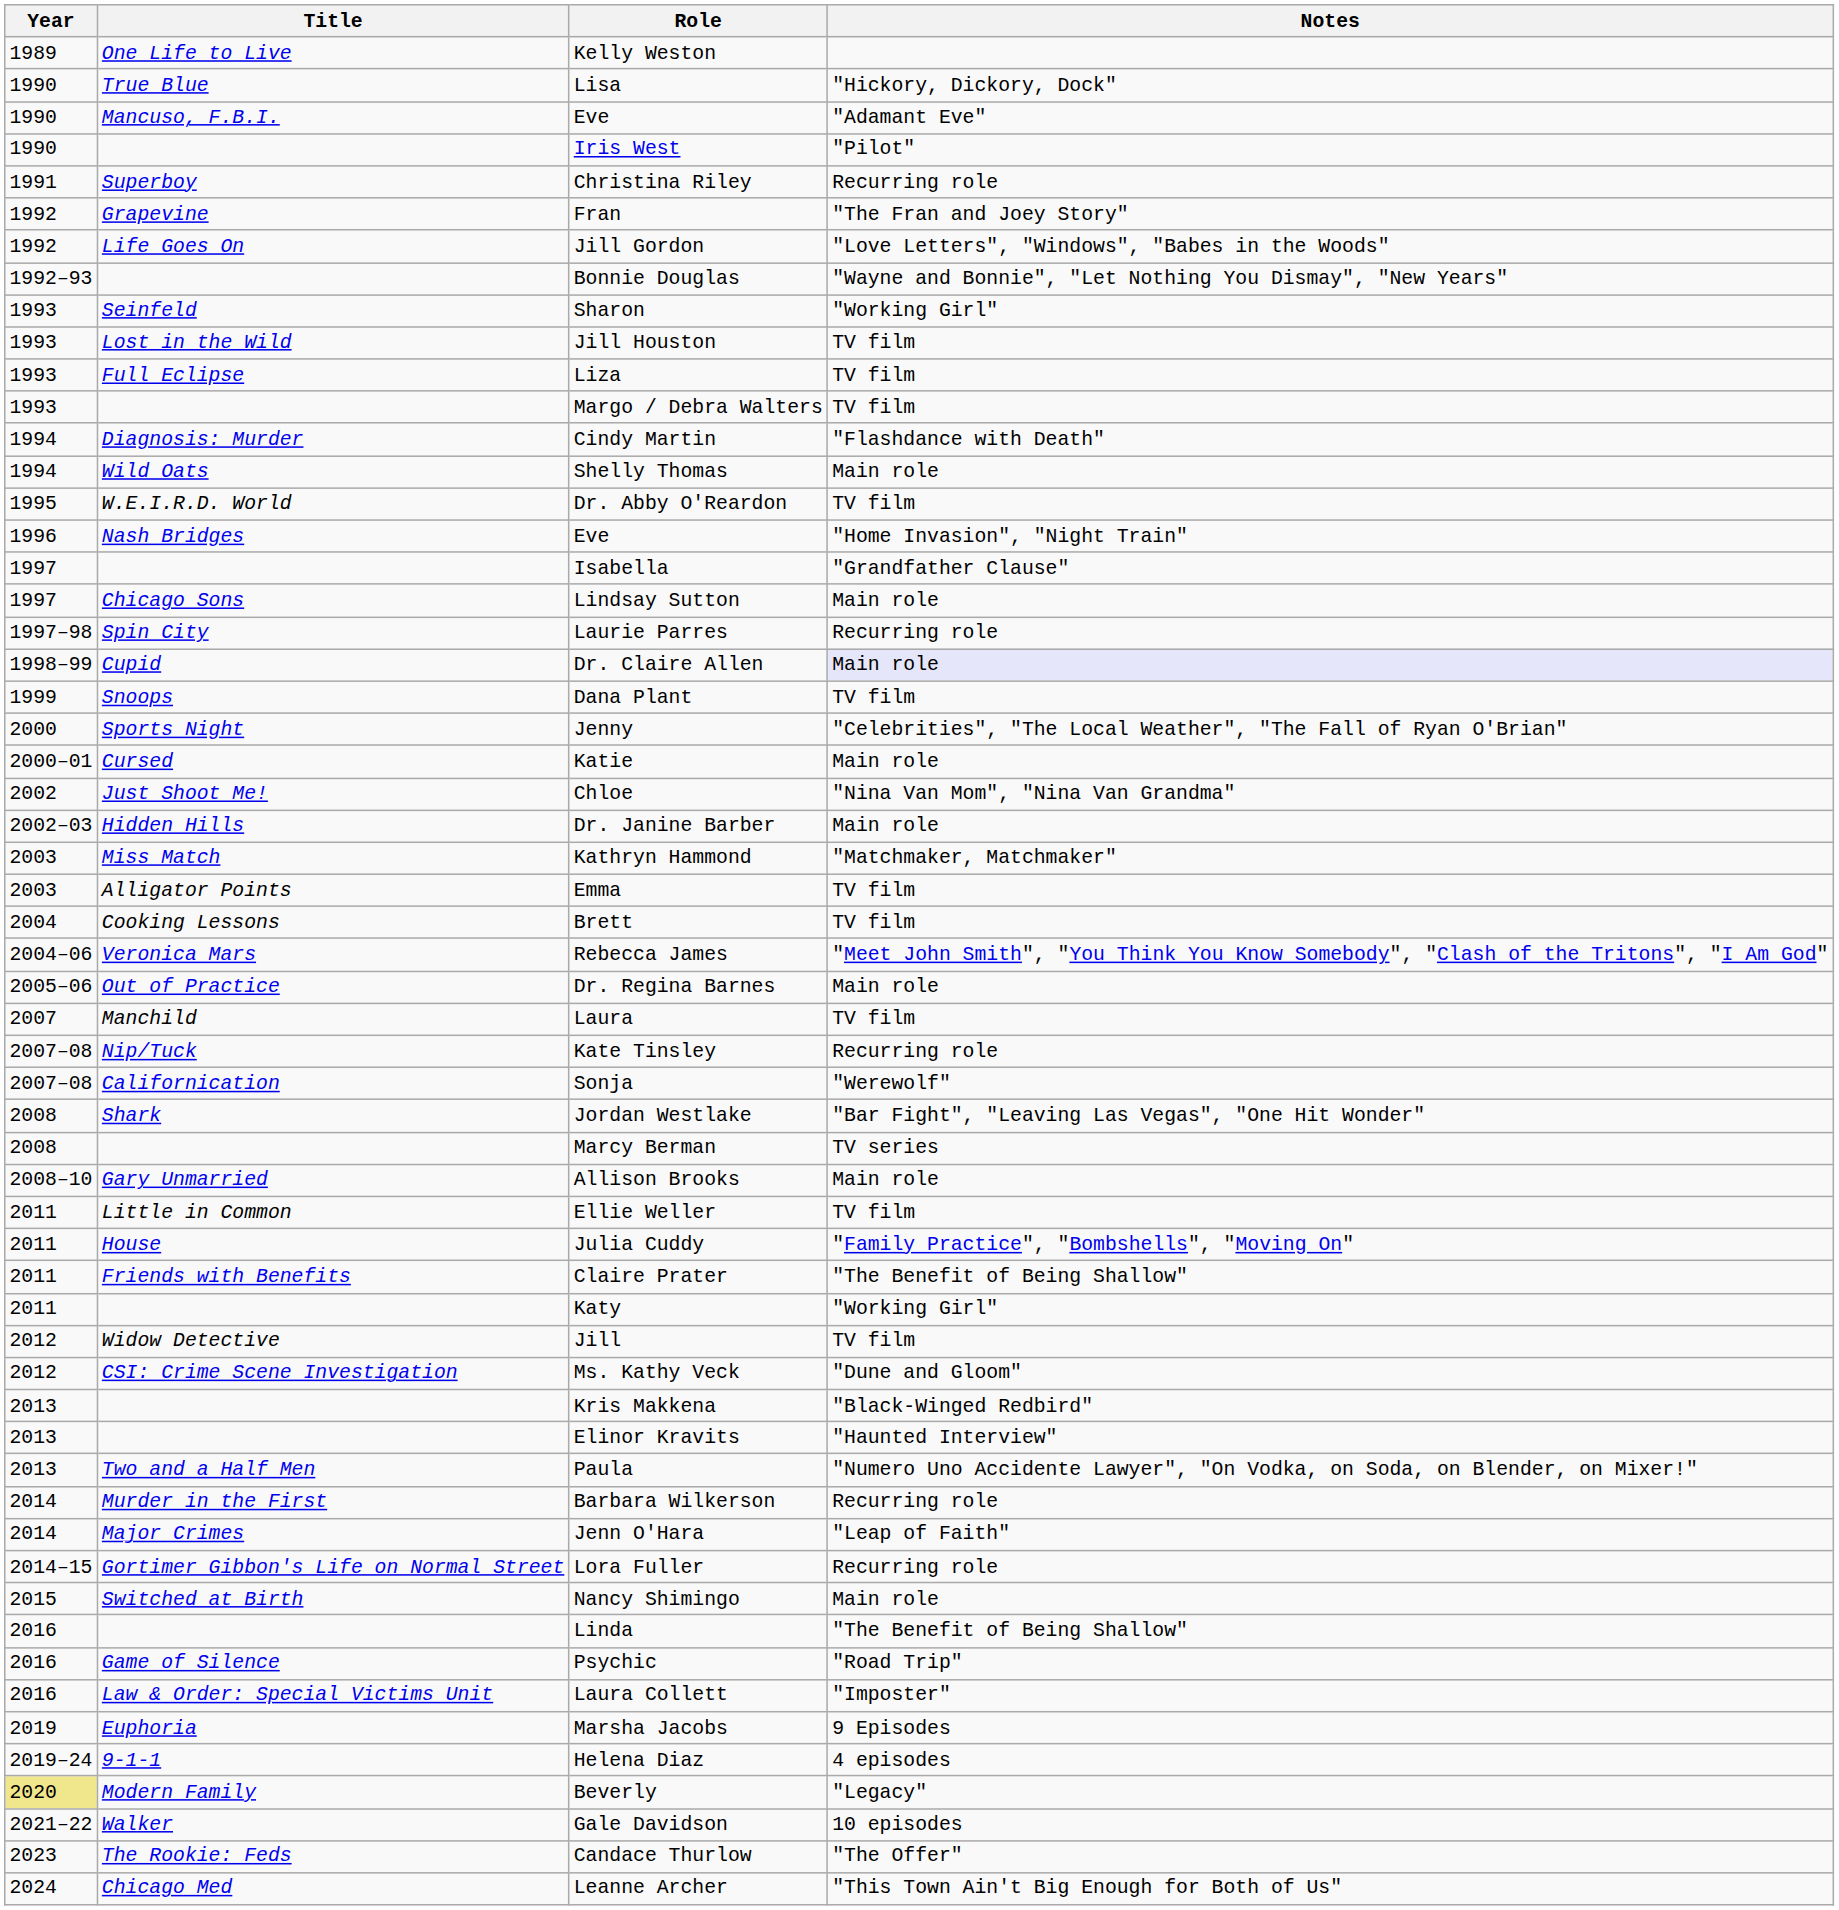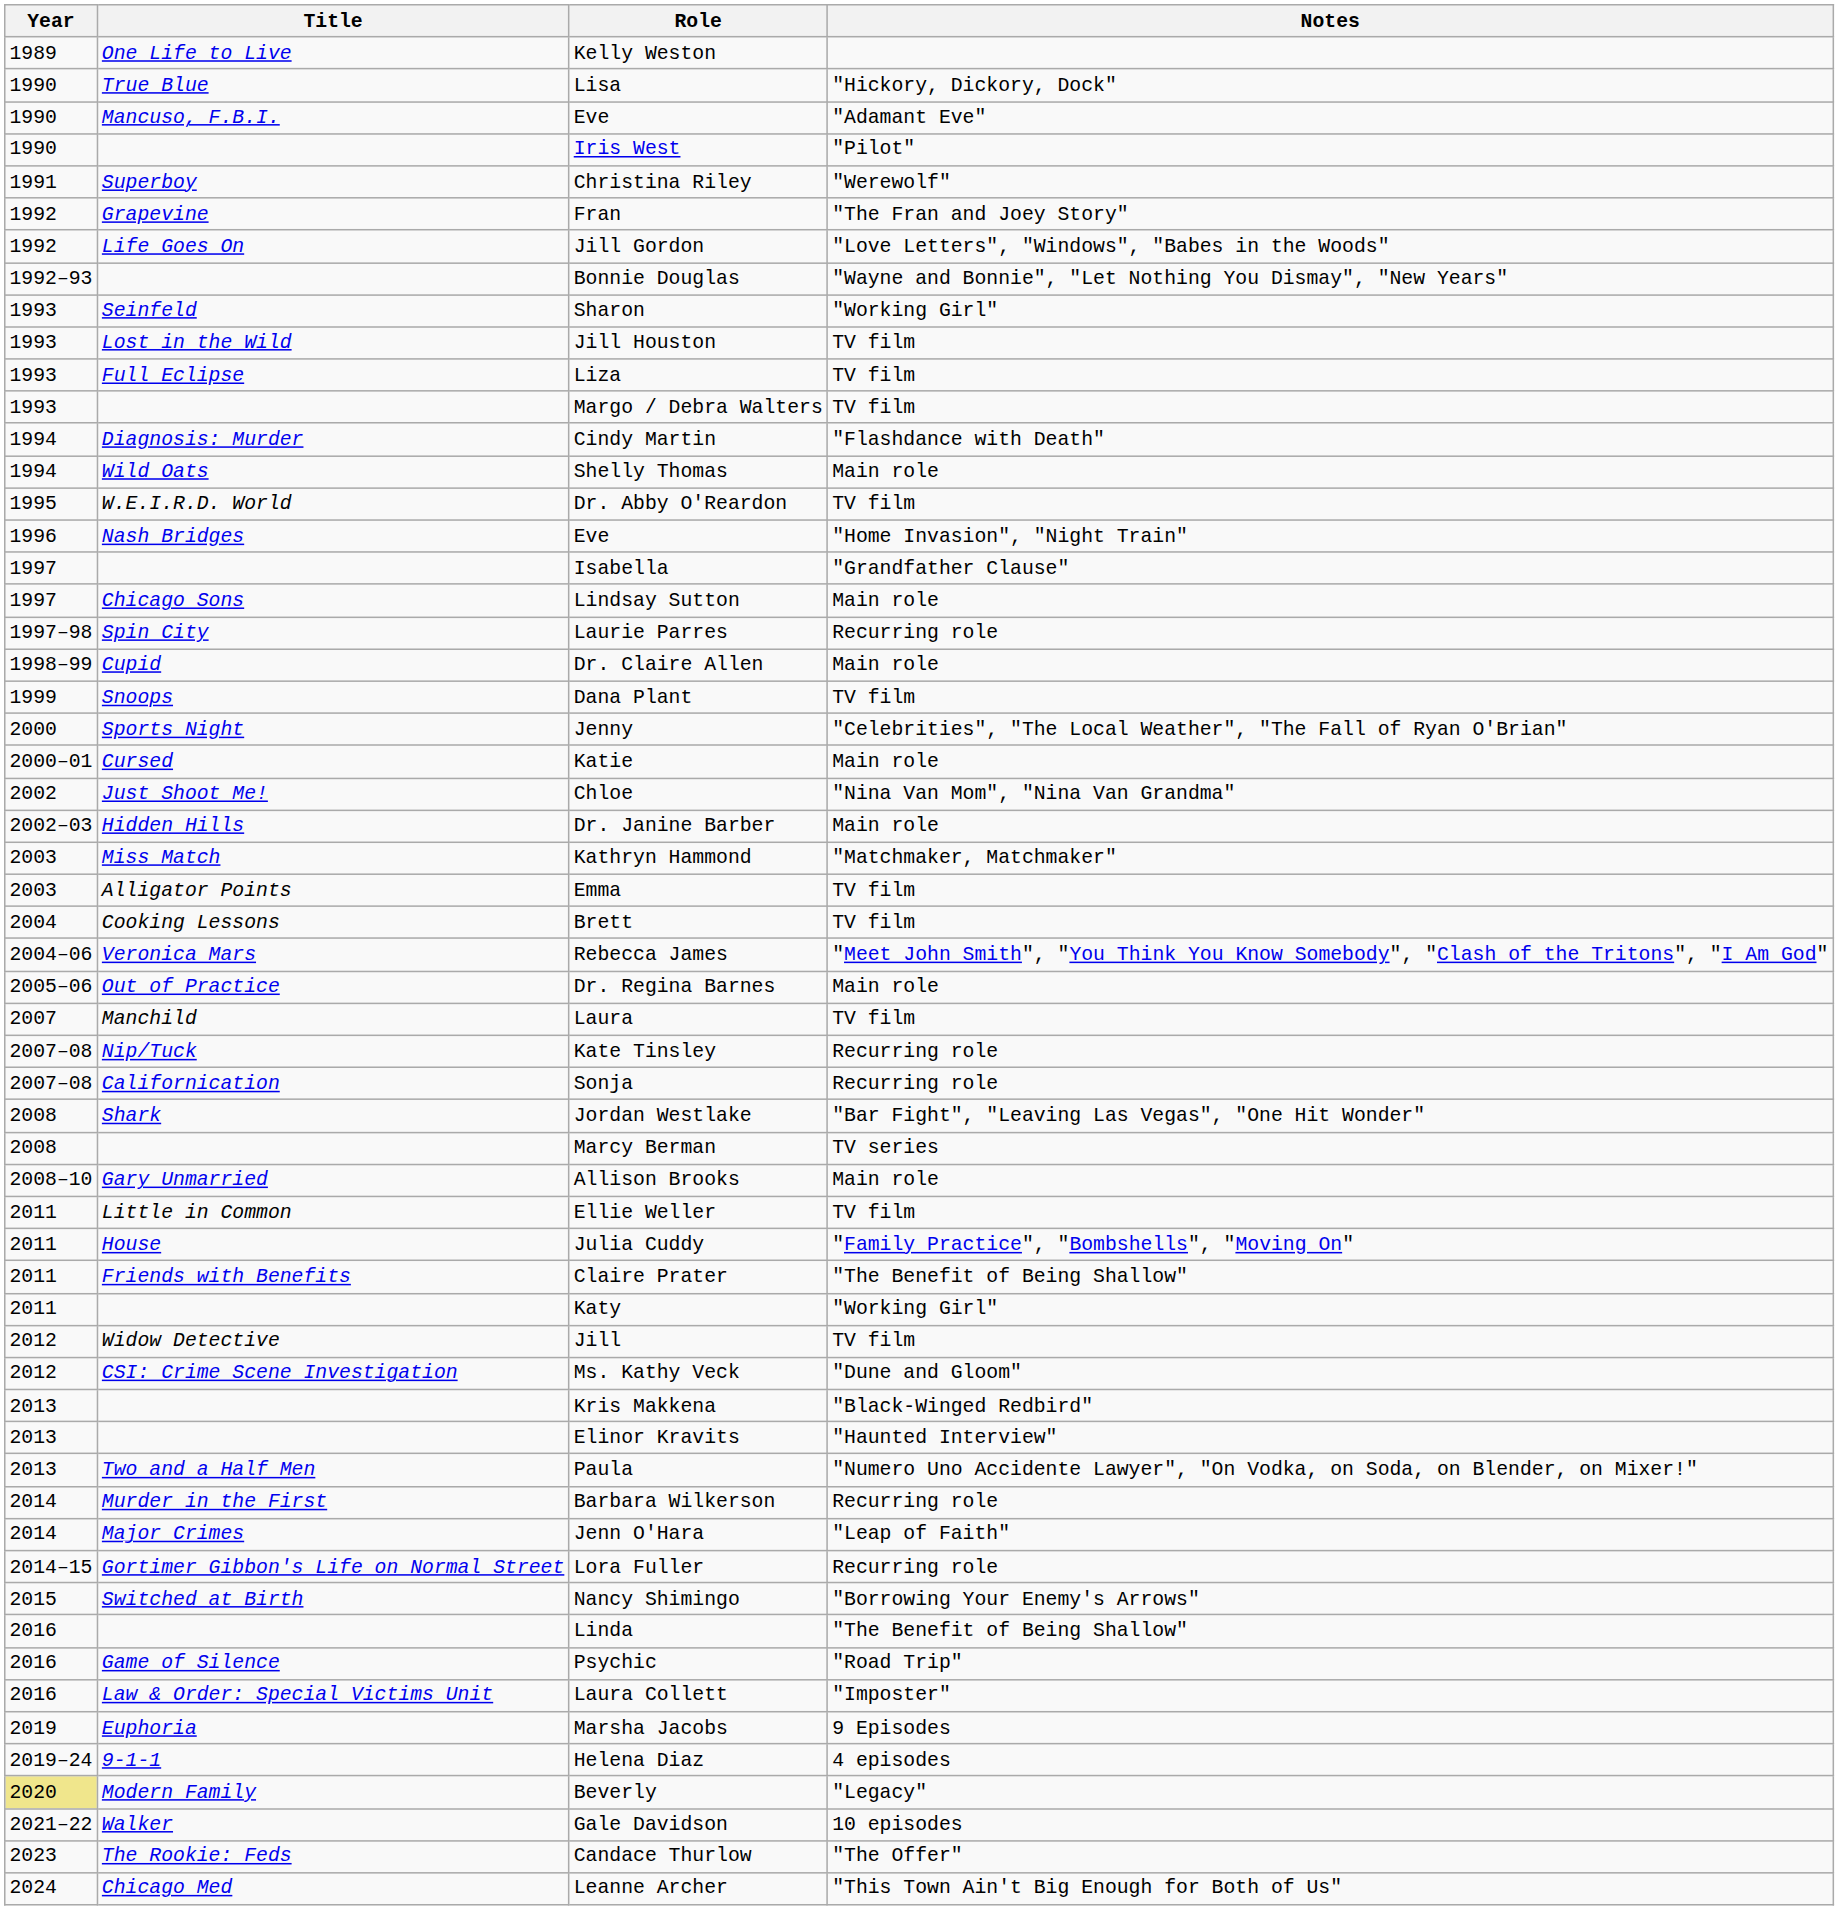(915, 182) Recurring role -> (891, 182) "Werewolf"
(886, 665) lavender background -> (886, 665) no background
(891, 1084) "Werewolf" -> (915, 1084) Recurring role
(886, 1599) Main role -> (1016, 1599) "Borrowing Your Enemy's Arrows"
